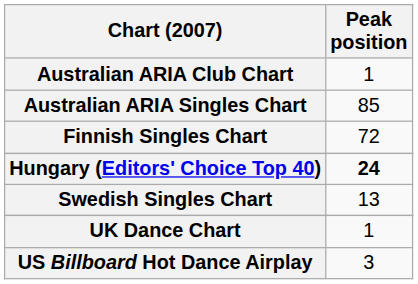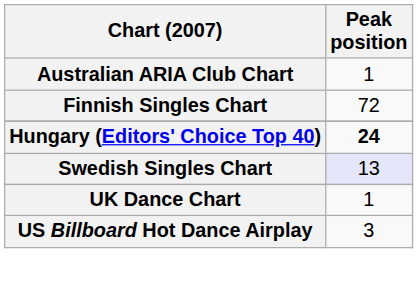- row: (165, 105)
(369, 199) no background -> (369, 168) lavender background
